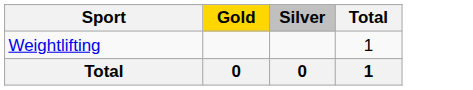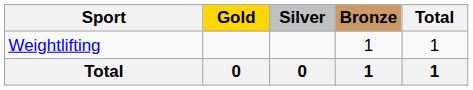+ column: (368, 17)
